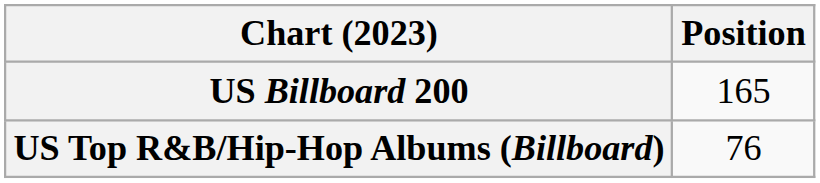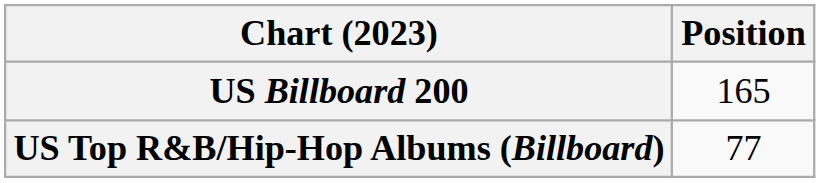(744, 147) 76 -> (744, 147) 77
